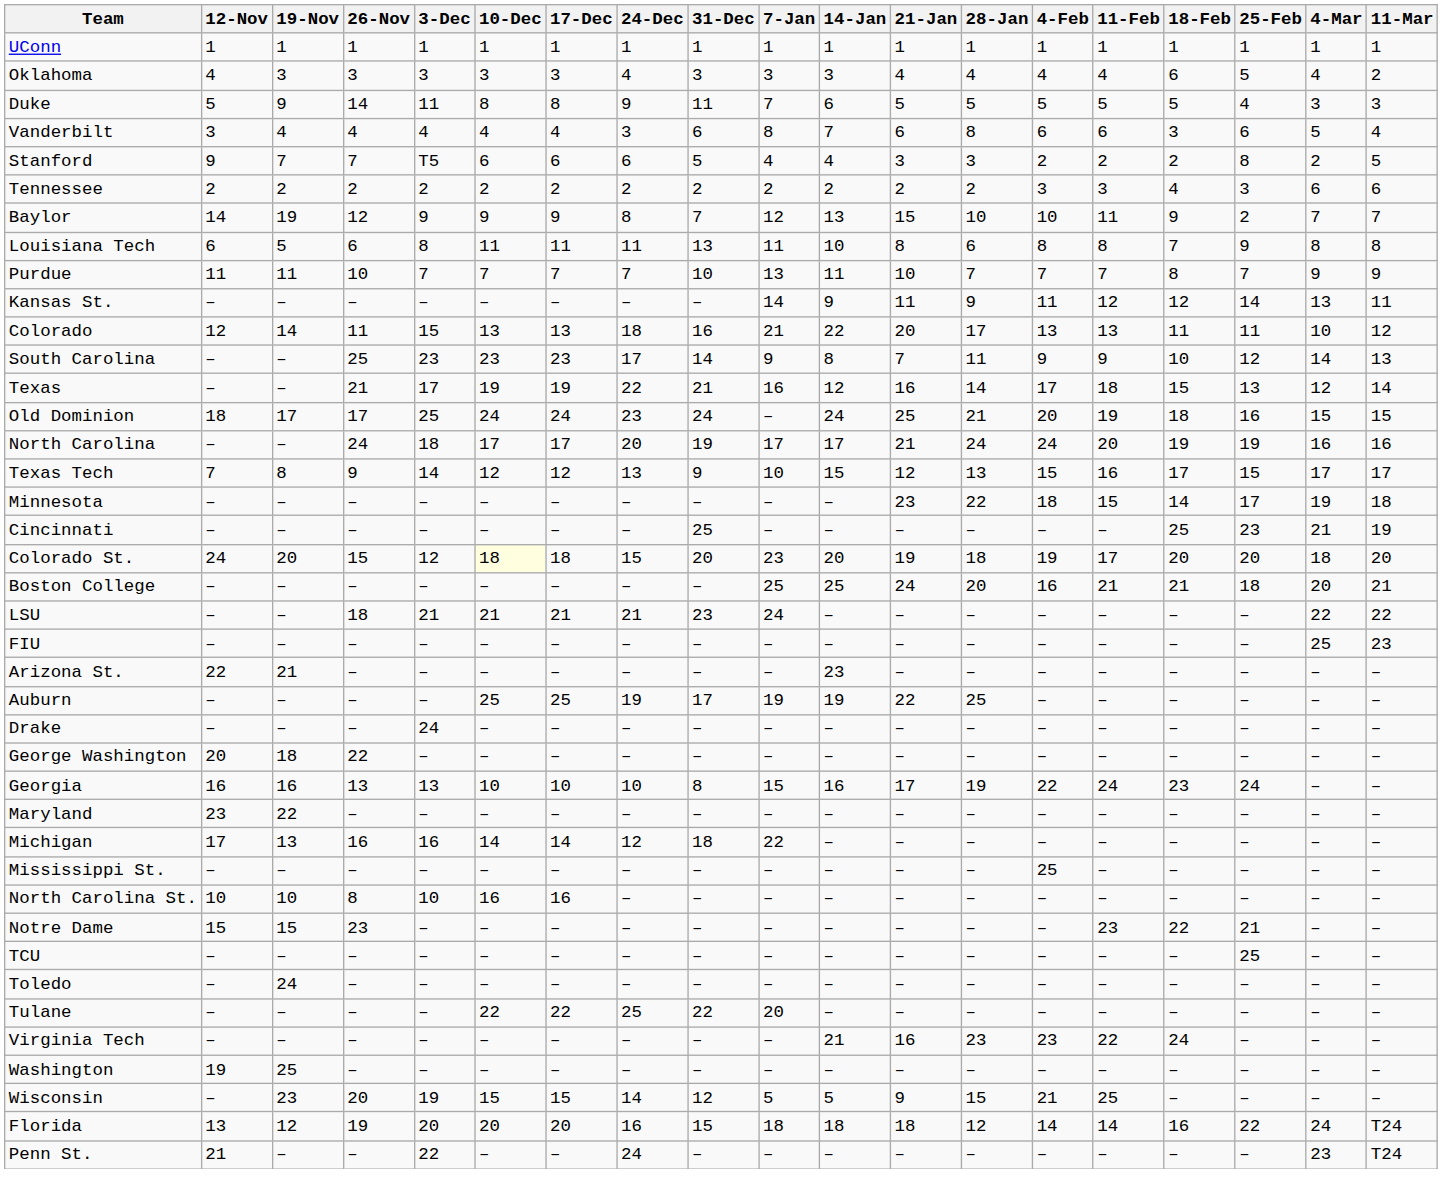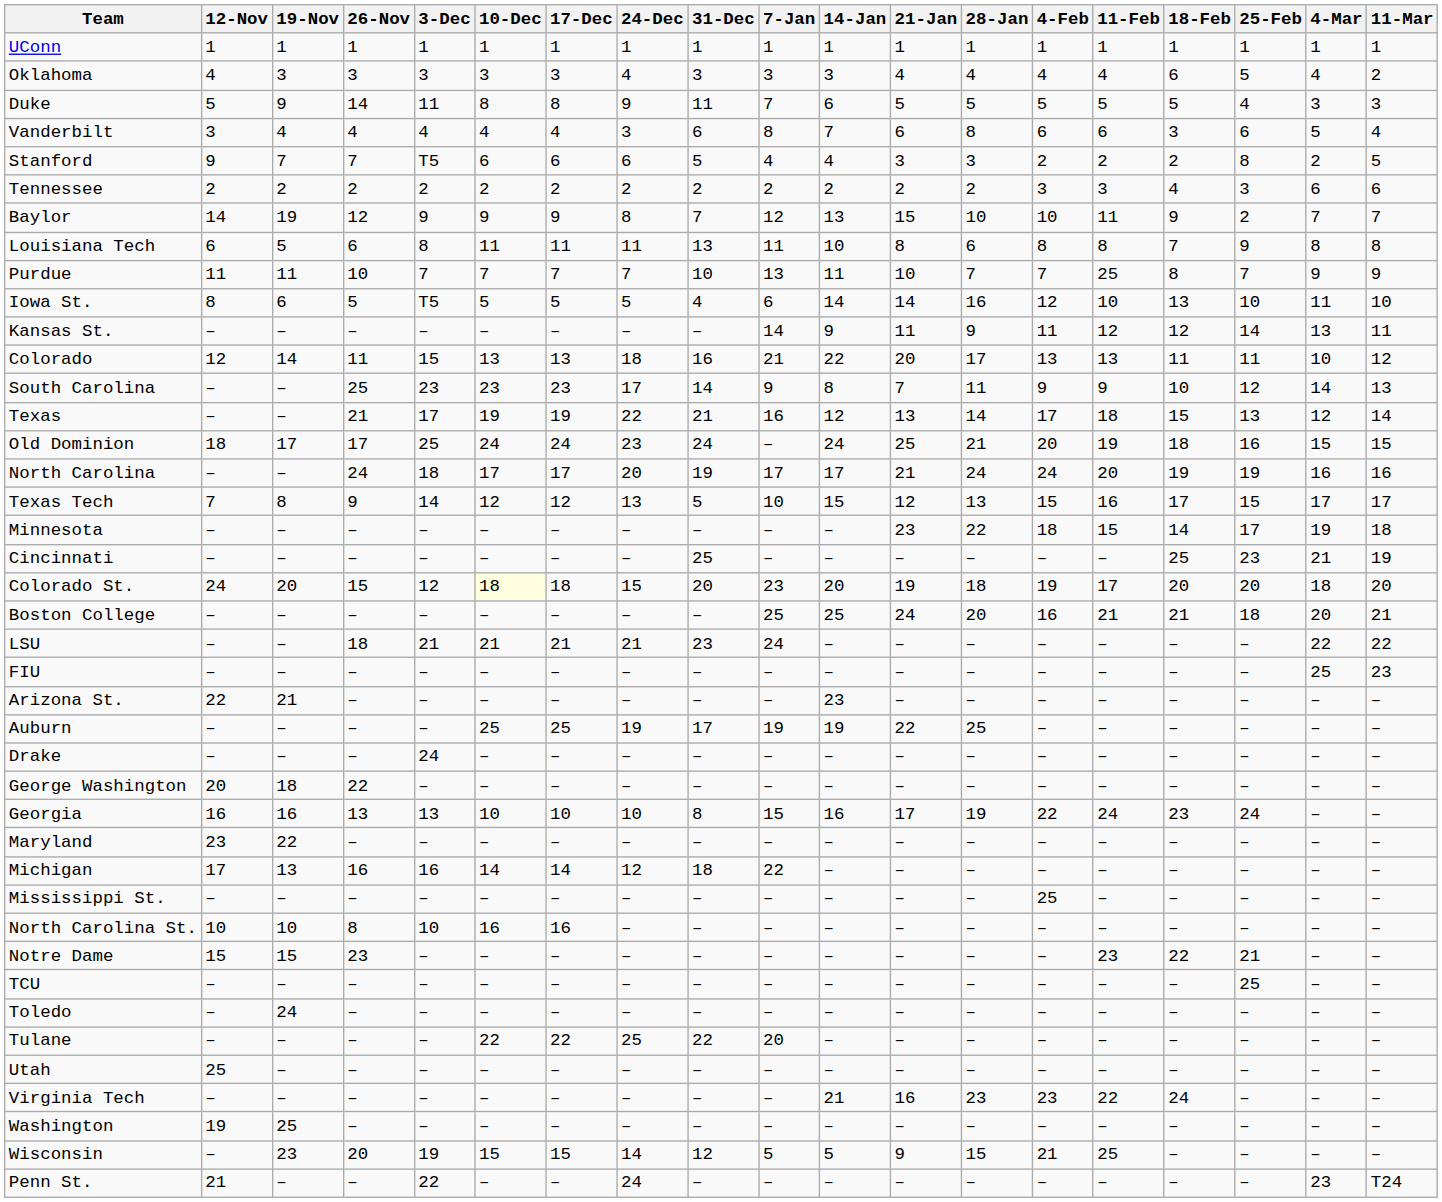(1102, 274) 7 -> (1108, 274) 25
+ row: (51, 303)
(905, 388) 16 -> (905, 416) 13
(697, 473) 9 -> (697, 502) 5
+ row: (30, 1069)
- row: (45, 1126)
